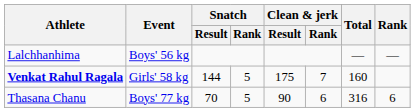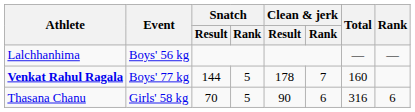(159, 76) Girls' 58 kg -> (159, 76) Boys' 77 kg
(285, 76) 175 -> (285, 76) 178
(159, 97) Boys' 77 kg -> (159, 97) Girls' 58 kg
